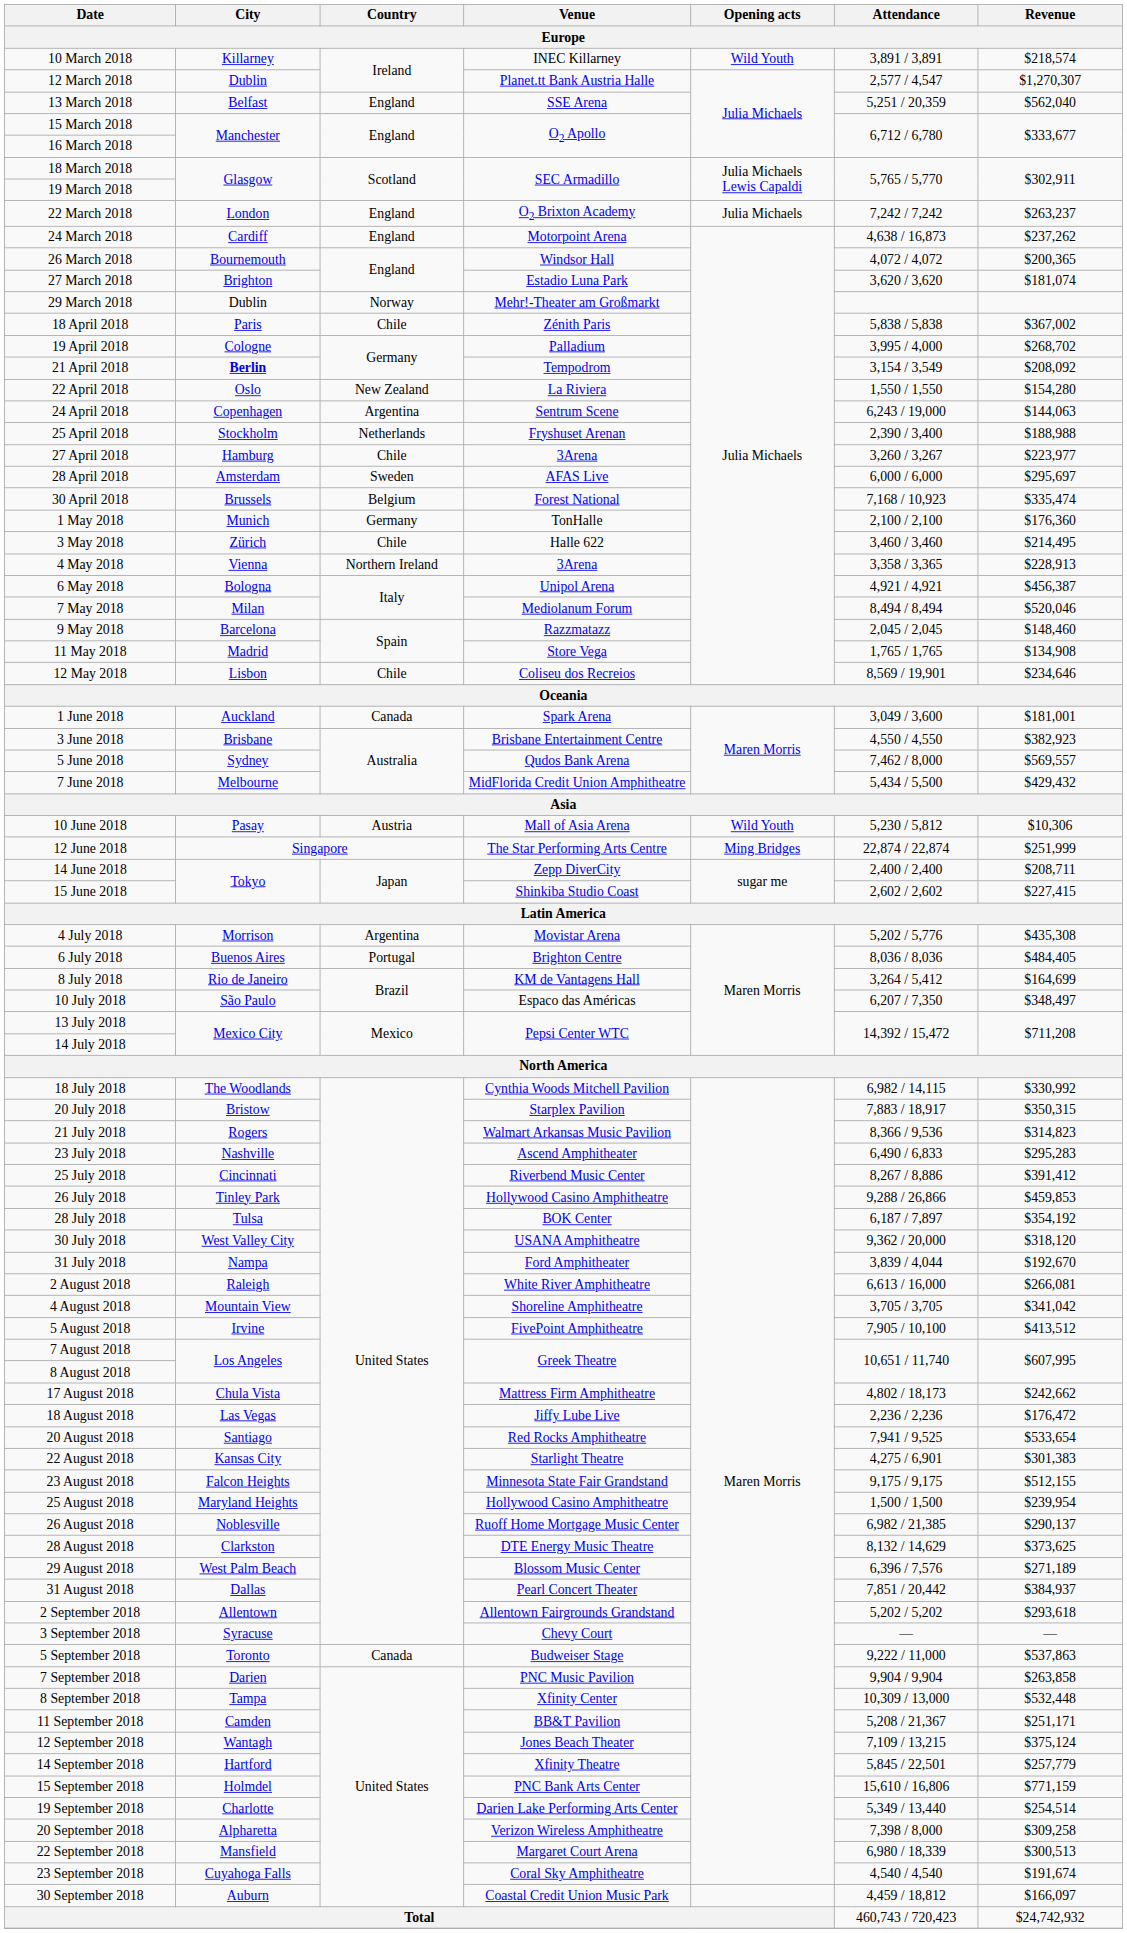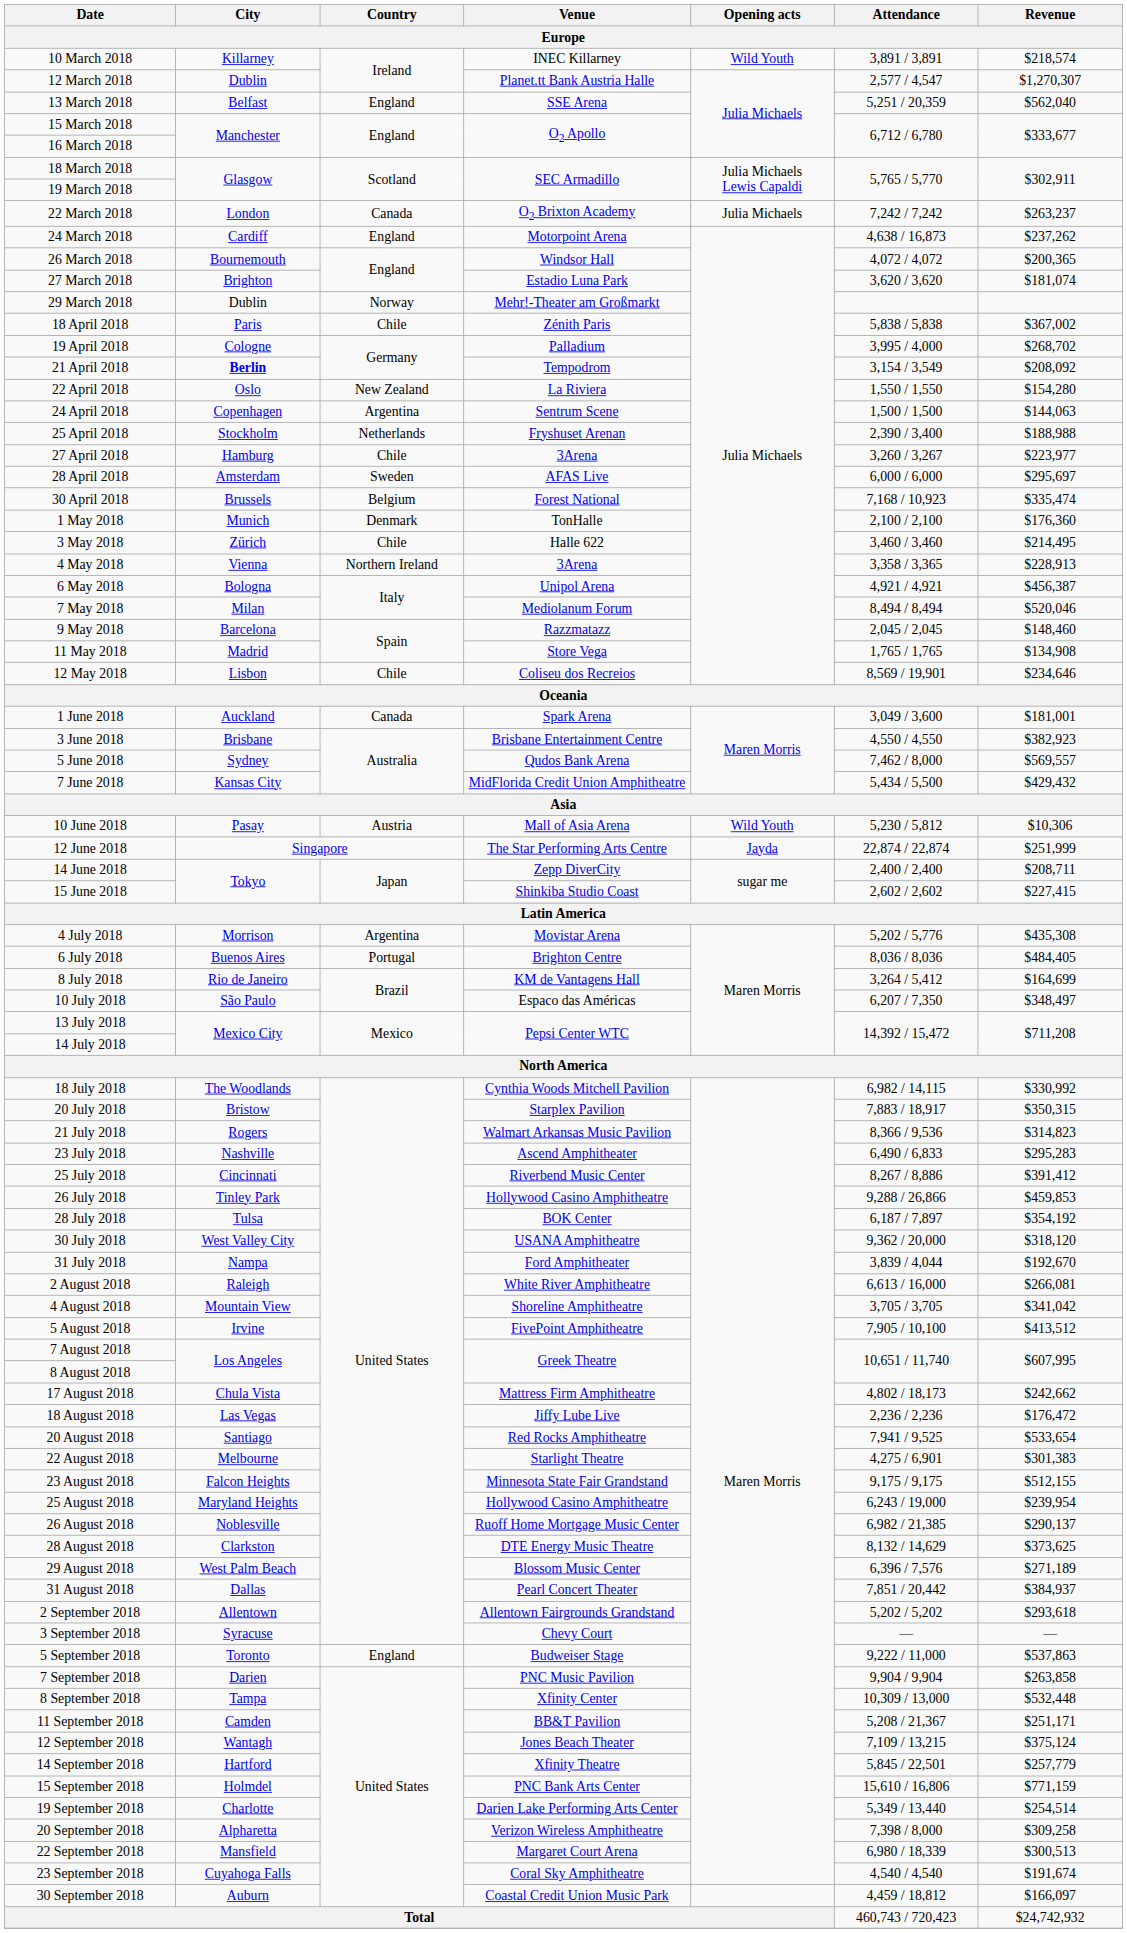(392, 213) England -> (392, 213) Canada
(906, 411) 6,243 / 19,000 -> (906, 411) 1,500 / 1,500
(392, 520) Germany -> (392, 520) Denmark
(248, 782) Melbourne -> (248, 782) Kansas City
(762, 848) Ming Bridges -> (762, 848) Jayda
(248, 1459) Kansas City -> (248, 1459) Melbourne
(906, 1502) 1,500 / 1,500 -> (906, 1502) 6,243 / 19,000
(392, 1655) Canada -> (392, 1655) England
